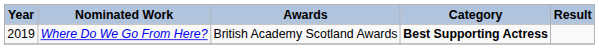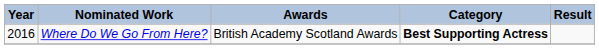(21, 34) 2019 -> (21, 34) 2016
